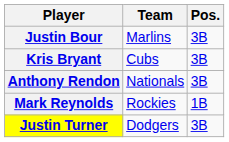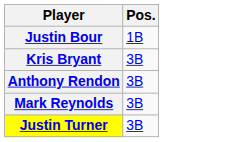- column: (155, 15)
(199, 37) 3B -> (135, 37) 1B
(199, 103) 1B -> (135, 103) 3B
